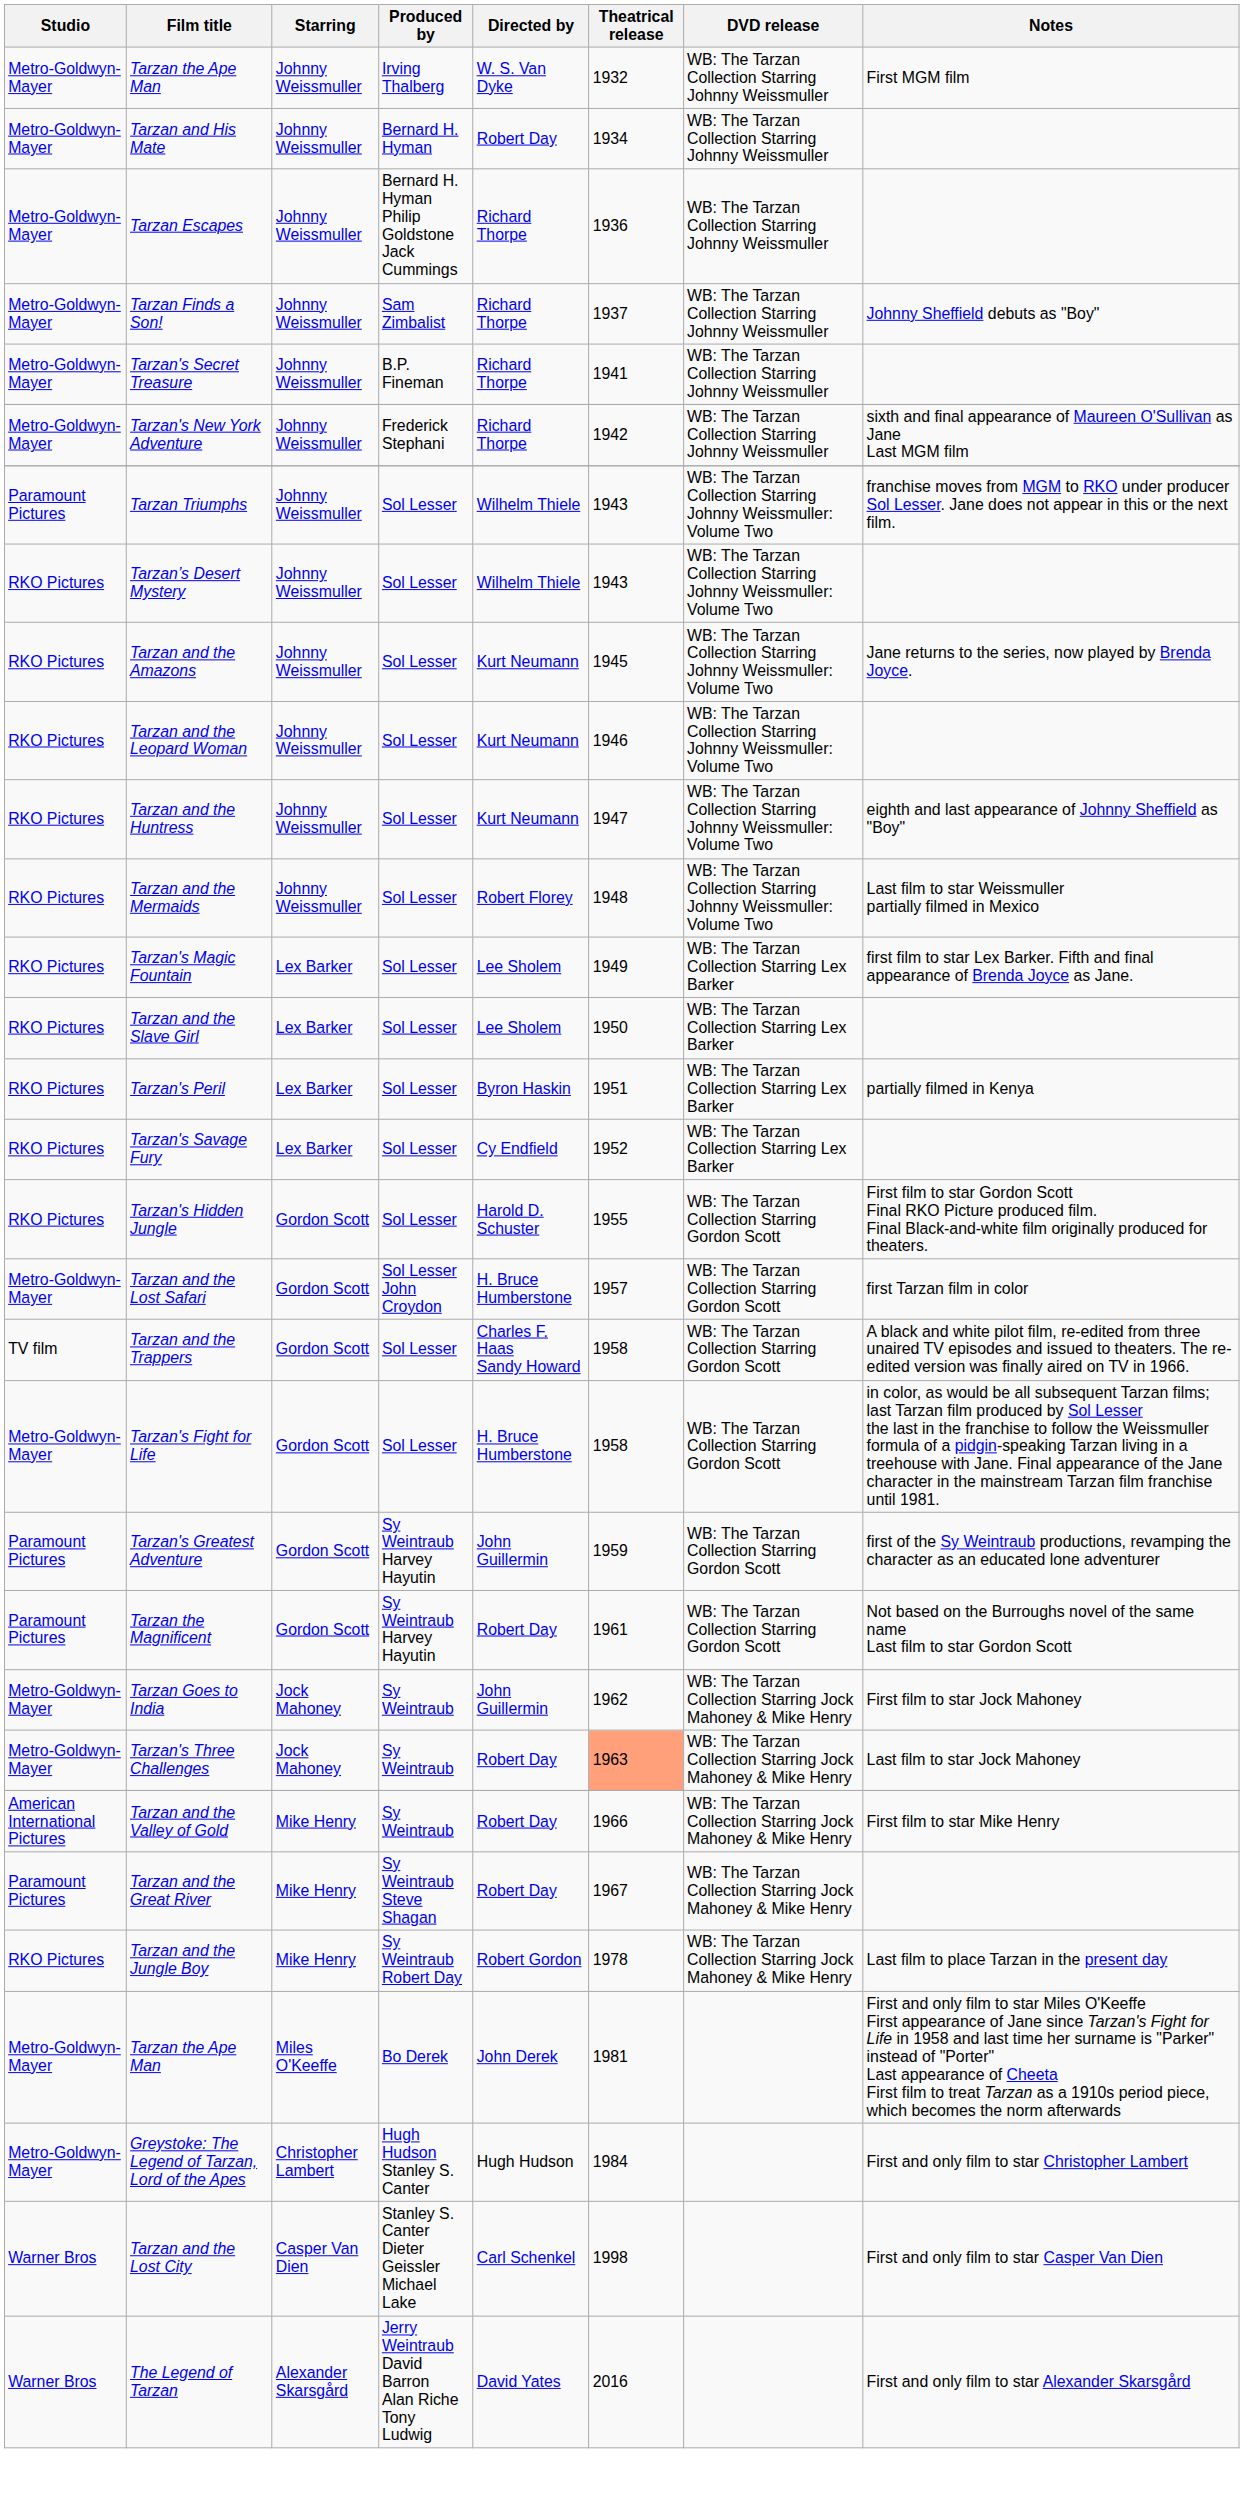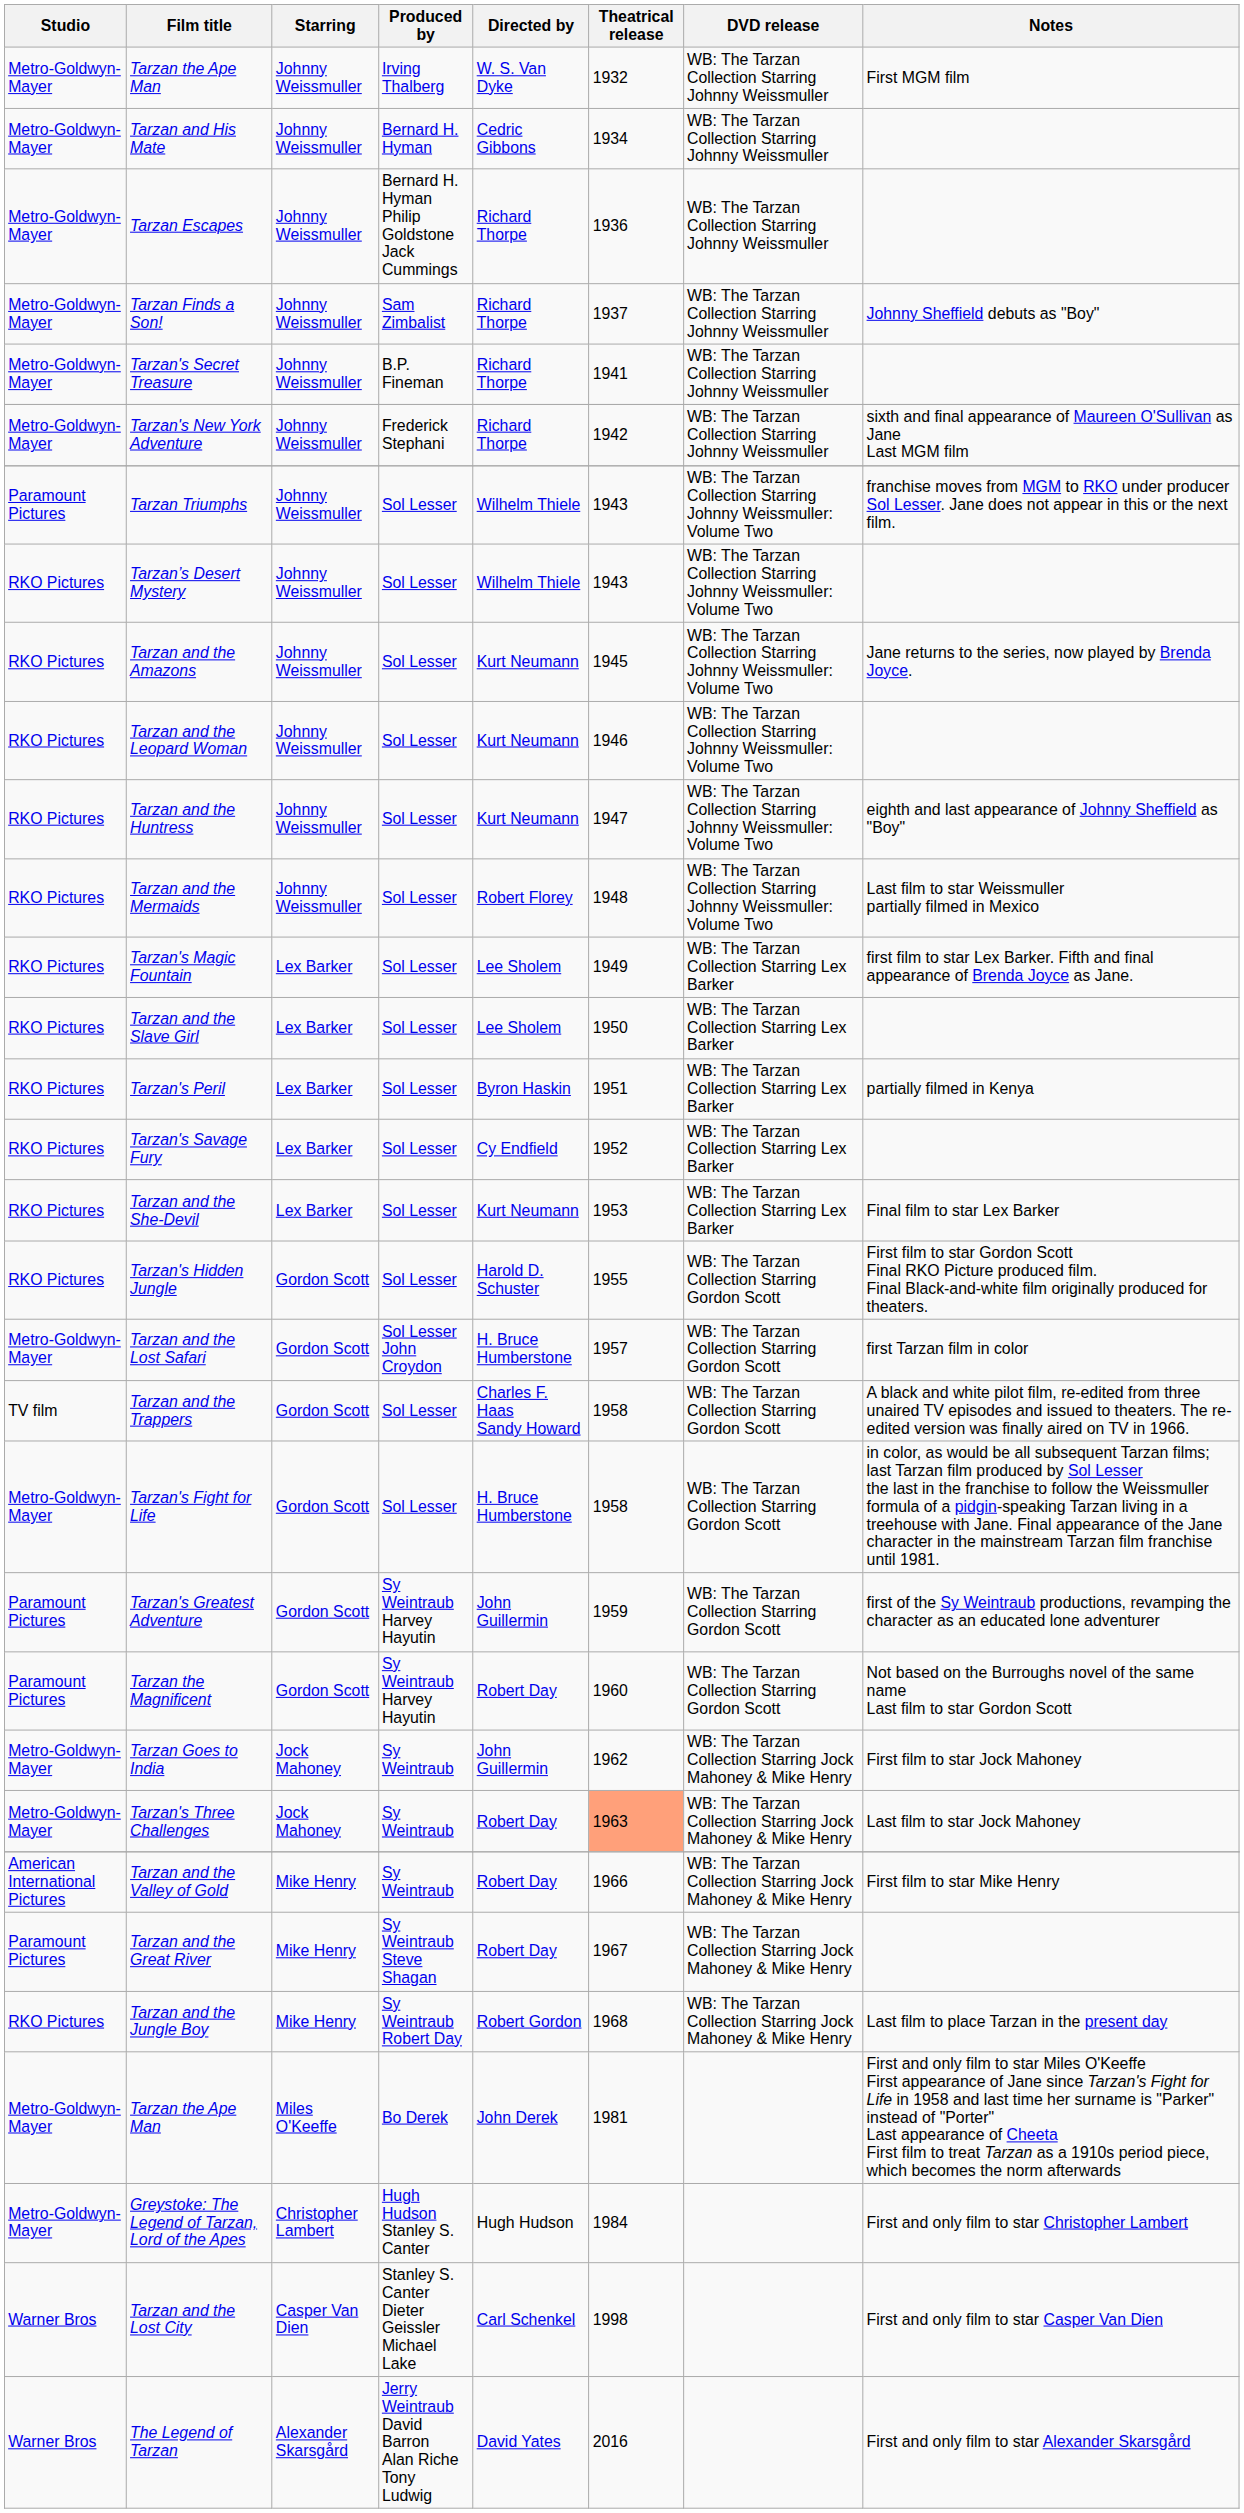(517, 138) Robert Day -> (506, 138) Cedric Gibbons
+ row: (183, 1210)
(610, 1630) 1961 -> (610, 1690) 1960
(610, 1960) 1978 -> (610, 2021) 1968
